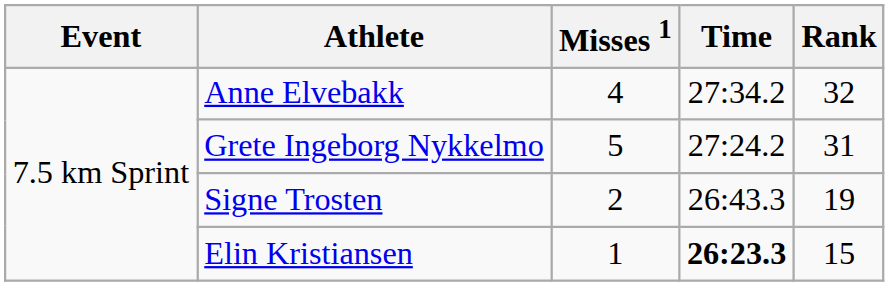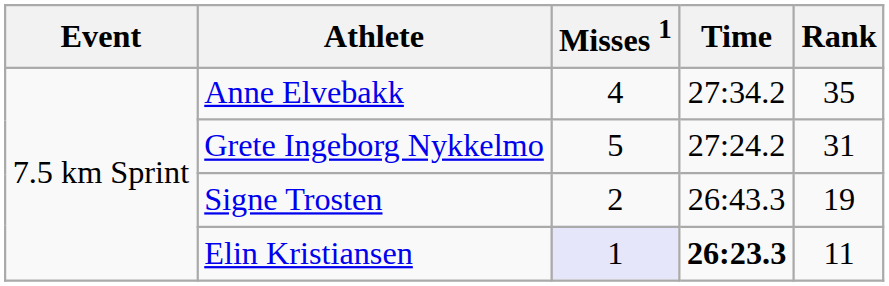(839, 93) 32 -> (839, 93) 35
(615, 252) no background -> (615, 252) lavender background
(839, 252) 15 -> (839, 252) 11
